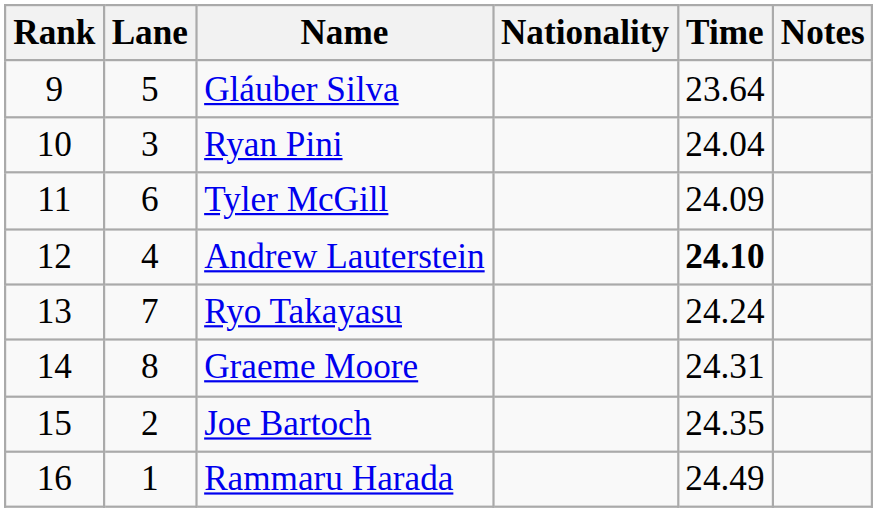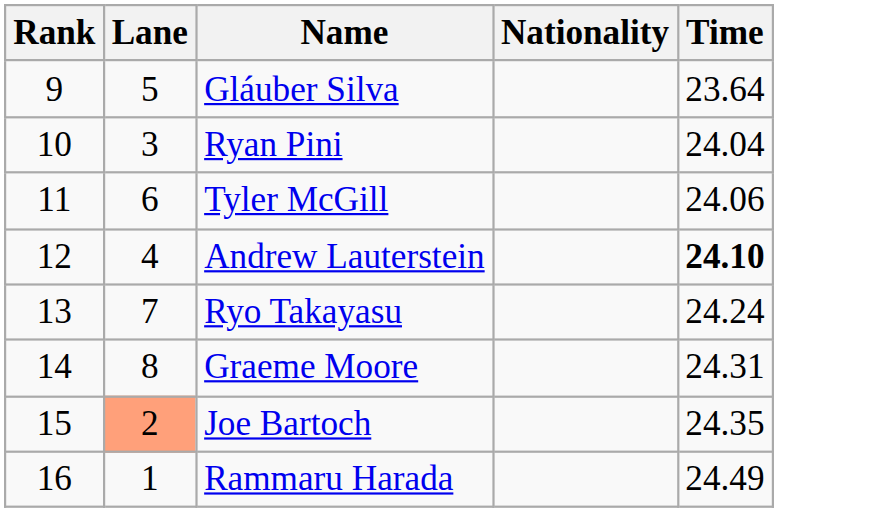- column: (823, 32)
(725, 199) 24.09 -> (725, 199) 24.06
(150, 423) no background -> (150, 423) lightsalmon background
